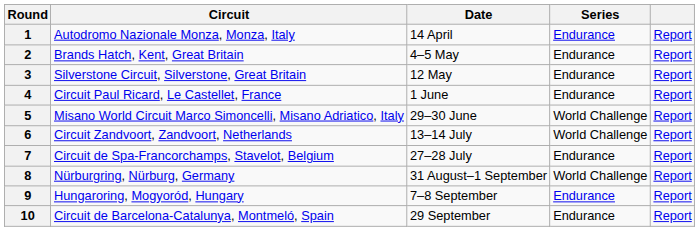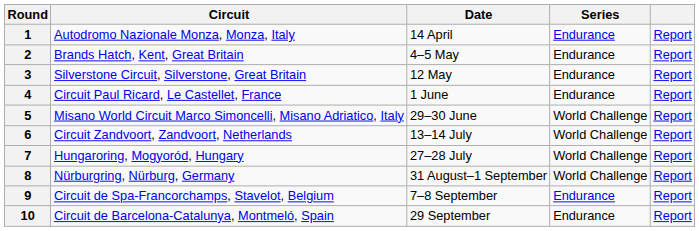(194, 155) Circuit de Spa-Francorchamps, Stavelot, Belgium -> (149, 155) Hungaroring, Mogyoród, Hungary
(584, 155) Endurance -> (600, 155) World Challenge
(149, 196) Hungaroring, Mogyoród, Hungary -> (194, 196) Circuit de Spa-Francorchamps, Stavelot, Belgium
